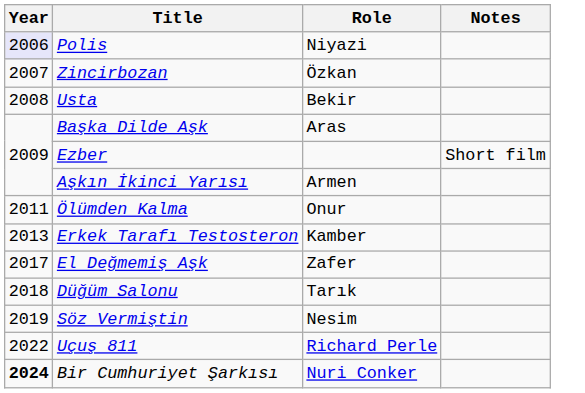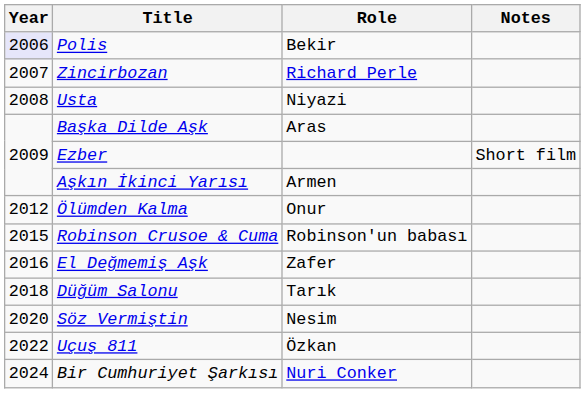(337, 46) Niyazi -> (311, 46) Bekir
(332, 73) Özkan -> (352, 73) Richard Perle
(332, 100) Bekir -> (316, 100) Niyazi
(29, 210) 2011 -> (29, 210) 2012
- row: (178, 237)
+ row: (168, 237)
(29, 264) 2017 -> (29, 264) 2016
(29, 319) 2019 -> (29, 319) 2020
(372, 346) Richard Perle -> (311, 346) Özkan
(29, 374) bold -> (29, 374) normal
